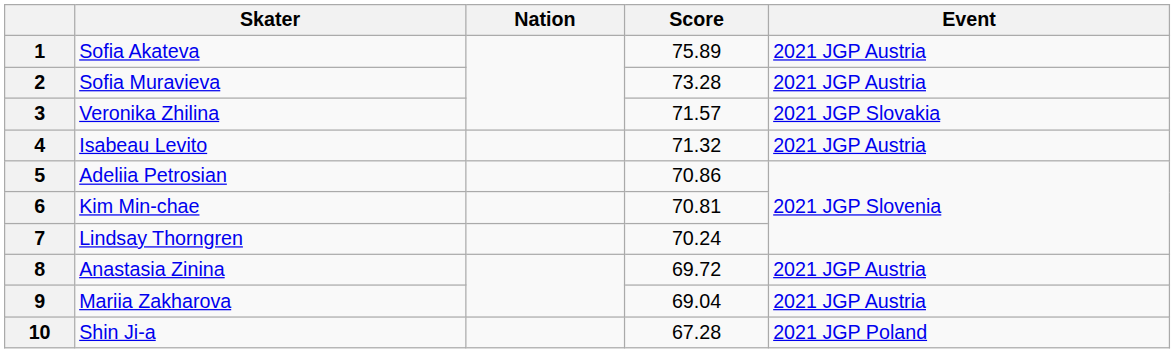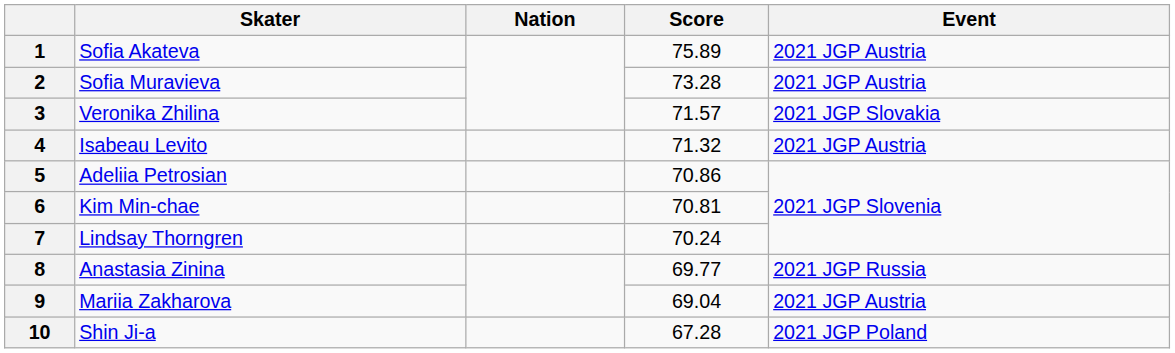(697, 269) 69.72 -> (697, 269) 69.77
(850, 269) 2021 JGP Austria -> (850, 269) 2021 JGP Russia
